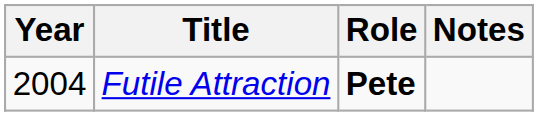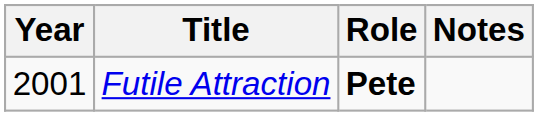(50, 83) 2004 -> (50, 83) 2001
